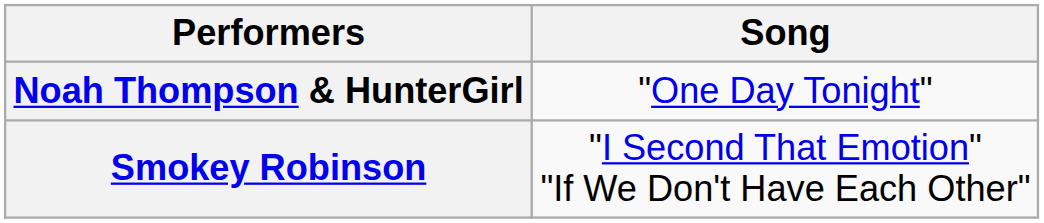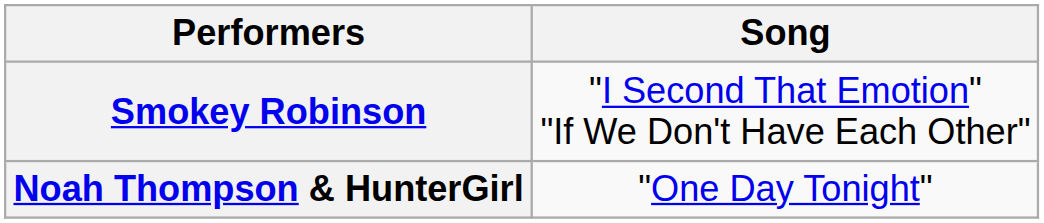rows swapped: (269, 168) <-> (269, 90)
